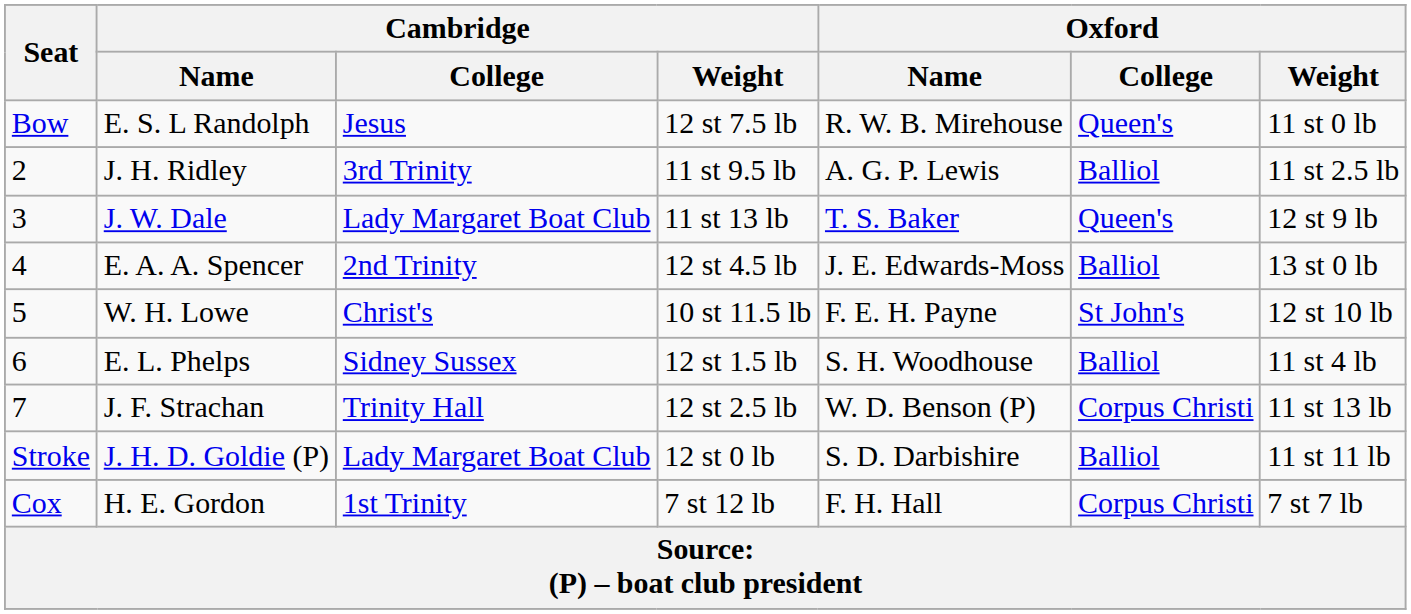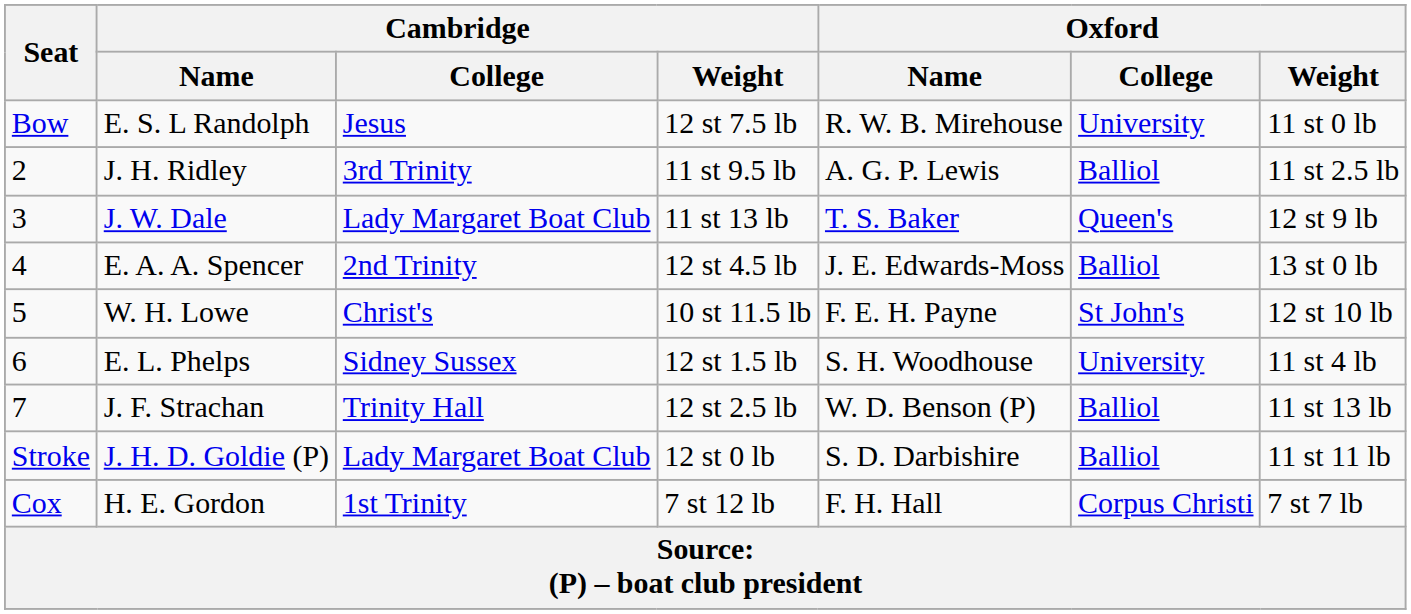(1126, 123) Queen's -> (1141, 123) University
(1119, 360) Balliol -> (1141, 360) University
(1166, 407) Corpus Christi -> (1119, 407) Balliol
